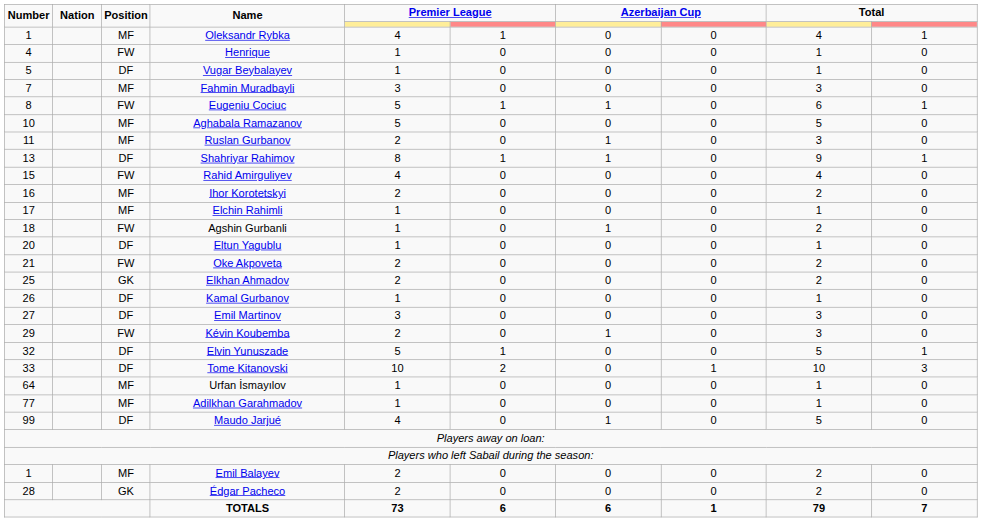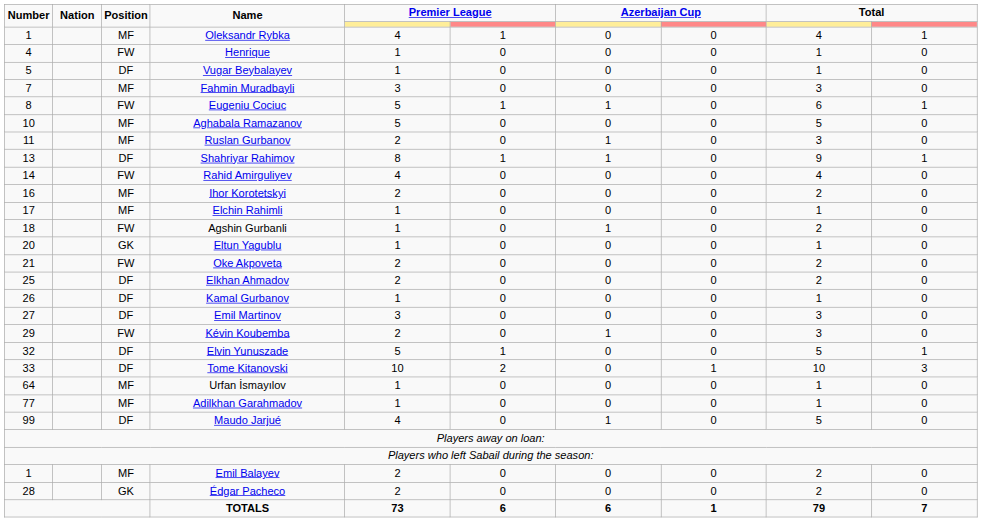(29, 175) 15 -> (29, 175) 14
(126, 245) DF -> (126, 245) GK
(126, 280) GK -> (126, 280) DF
